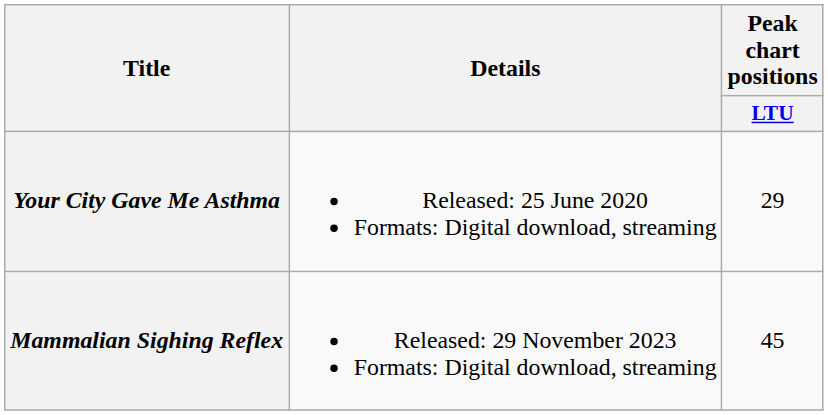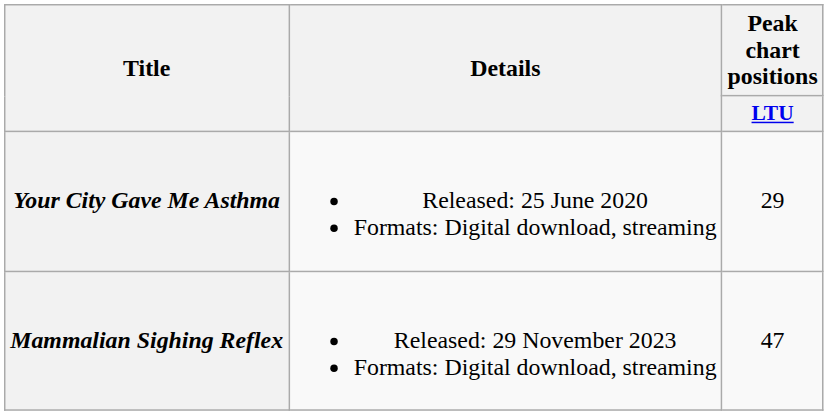(773, 340) 45 -> (773, 340) 47
